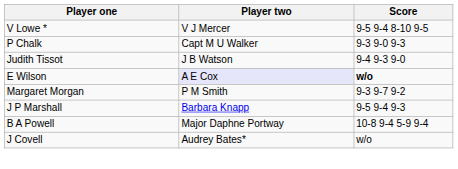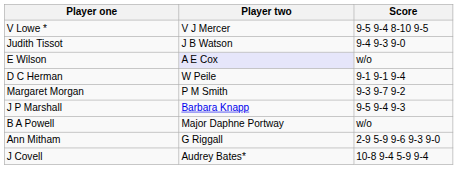- row: (24, 44)
(365, 76) bold -> (364, 60) normal
+ row: (35, 76)
(392, 124) 10-8 9-4 5-9 9-4 -> (364, 124) w/o
+ row: (34, 140)
(364, 140) w/o -> (392, 156) 10-8 9-4 5-9 9-4
